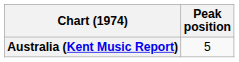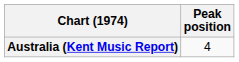(207, 47) 5 -> (207, 47) 4
